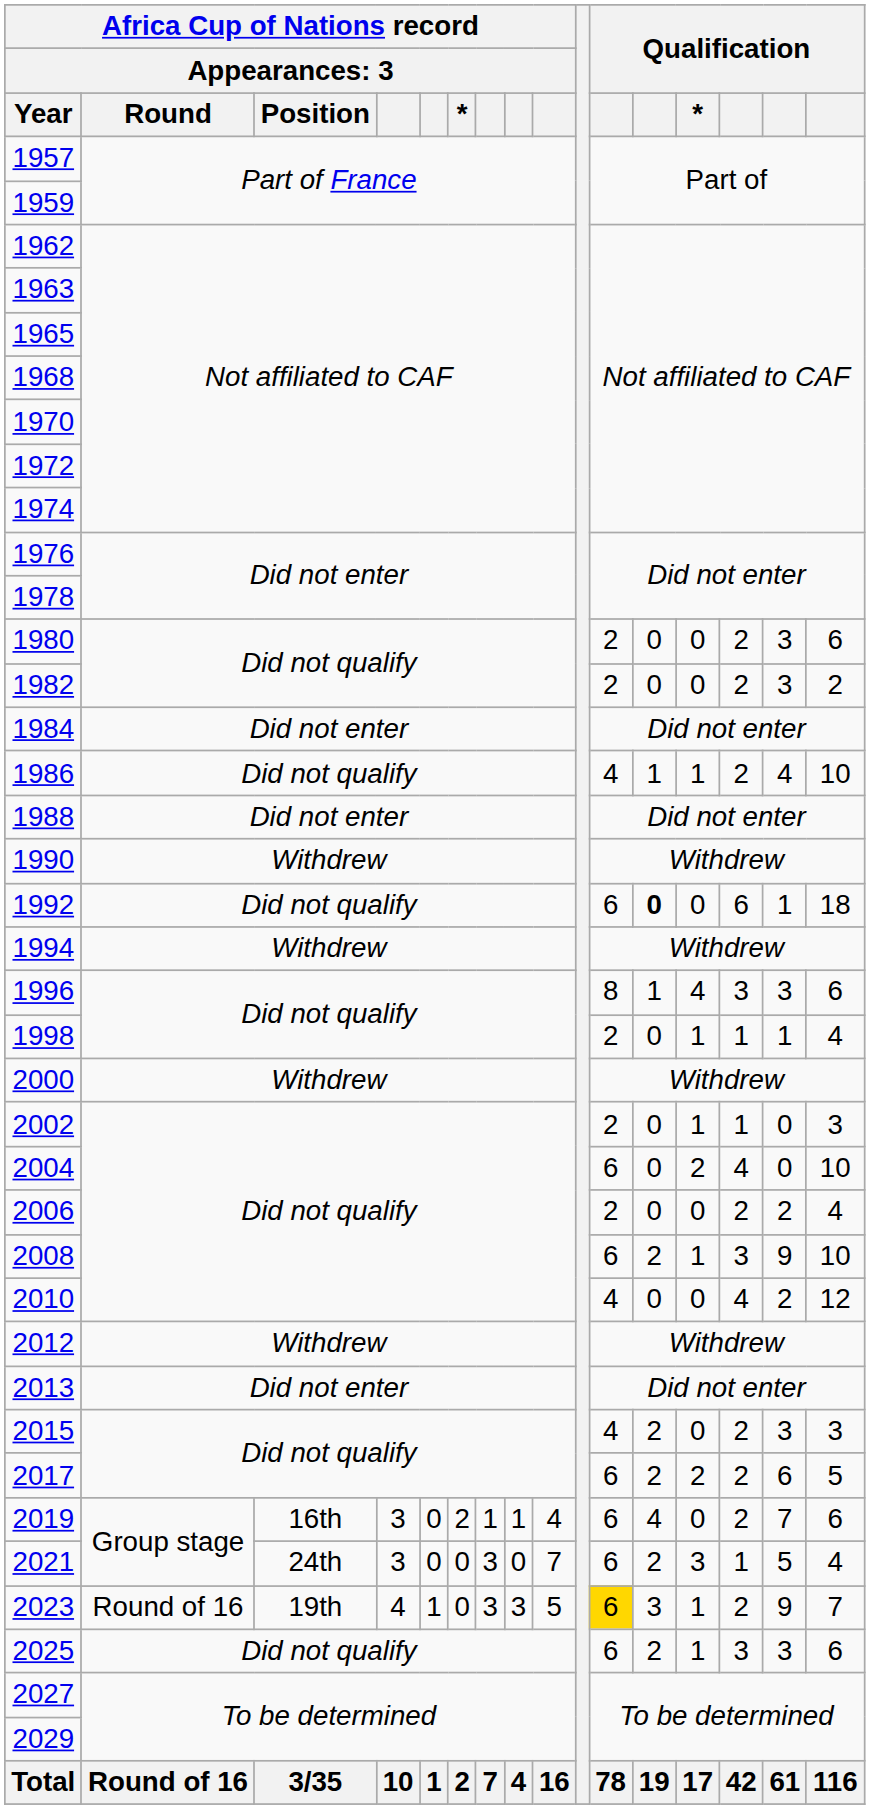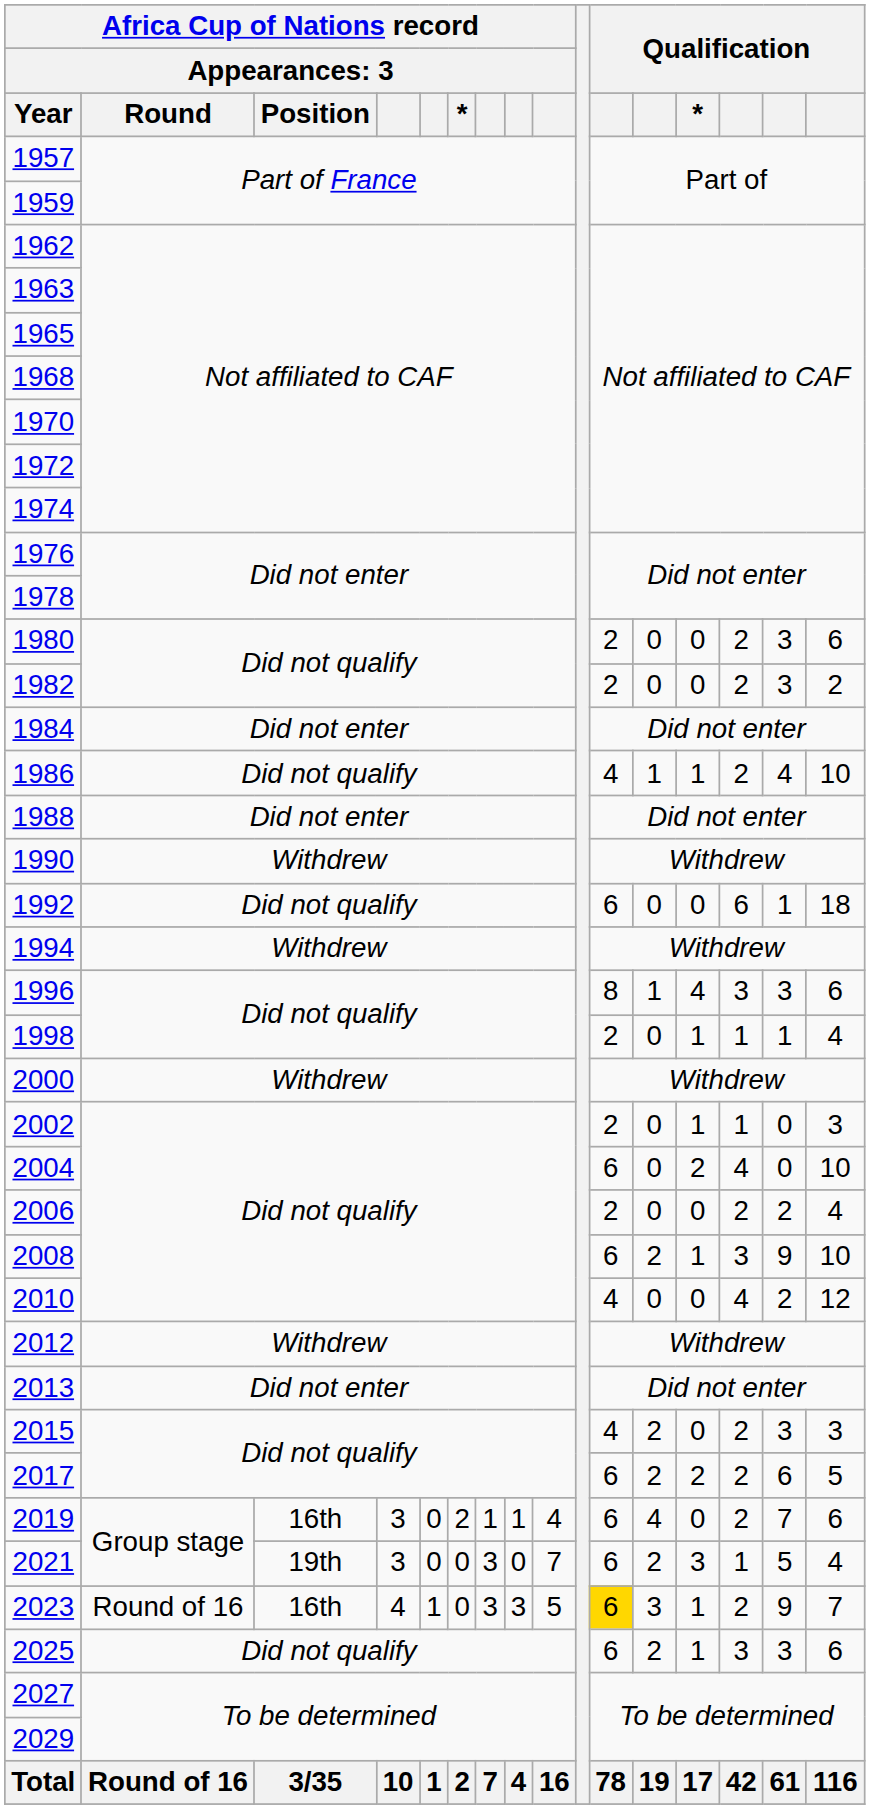(654, 904) bold -> (654, 904) normal
(315, 1562) 24th -> (315, 1562) 19th
(315, 1606) 19th -> (315, 1606) 16th
